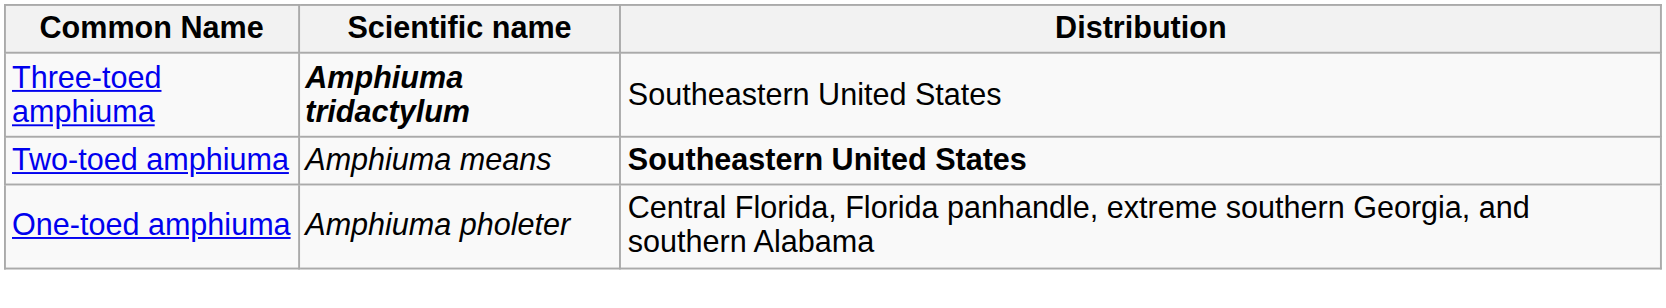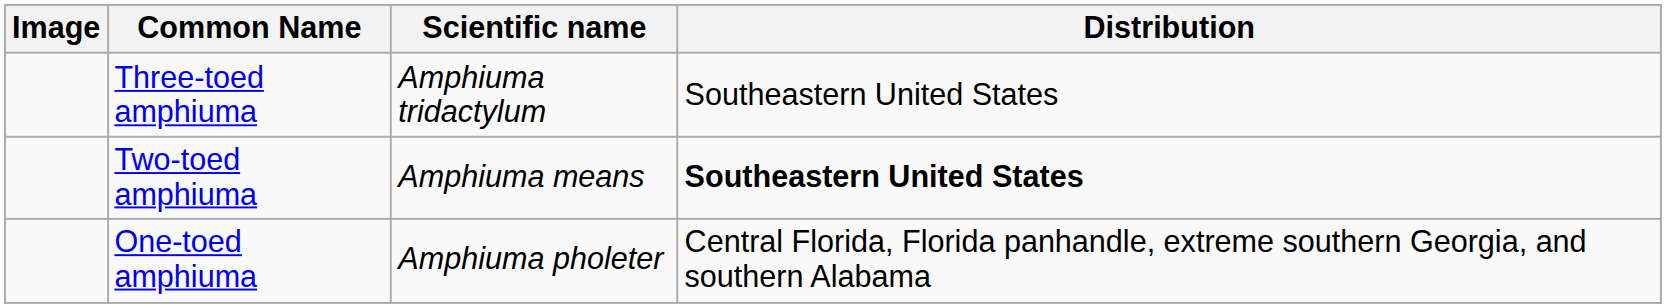+ column: (56, 28)
(388, 94) bold -> (472, 94) normal
